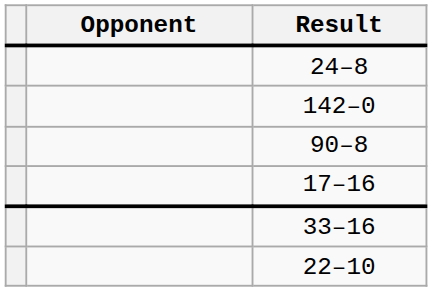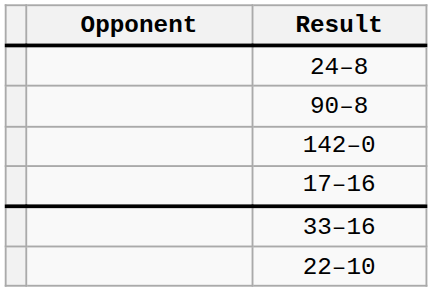rows swapped: (339, 146) <-> (339, 106)
